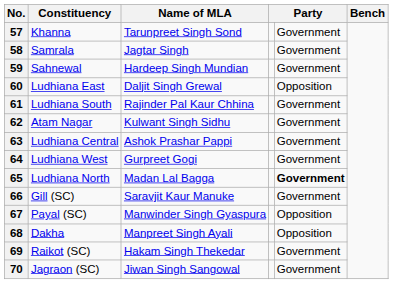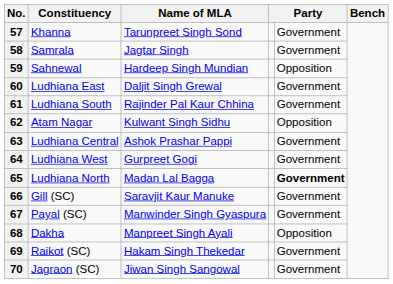(308, 68) Government -> (304, 68) Opposition
(304, 86) Opposition -> (308, 86) Government
(308, 123) Government -> (304, 123) Opposition
(304, 214) Opposition -> (308, 214) Government
